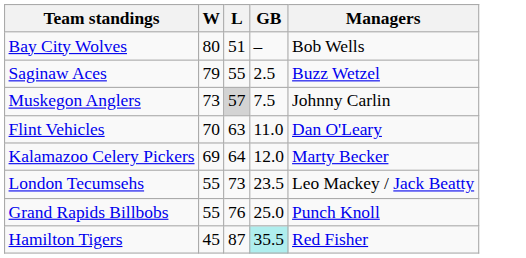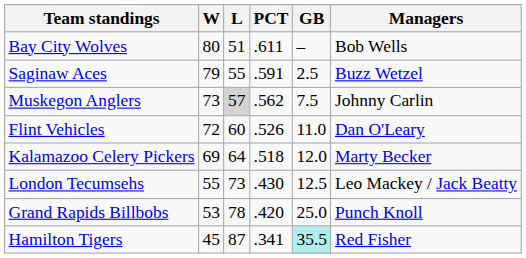+ column: (271, 18)
(211, 128) 70 -> (211, 128) 72
(237, 128) 63 -> (237, 128) 60
(269, 184) 23.5 -> (312, 184) 12.5
(211, 211) 55 -> (211, 211) 53
(237, 211) 76 -> (237, 211) 78
